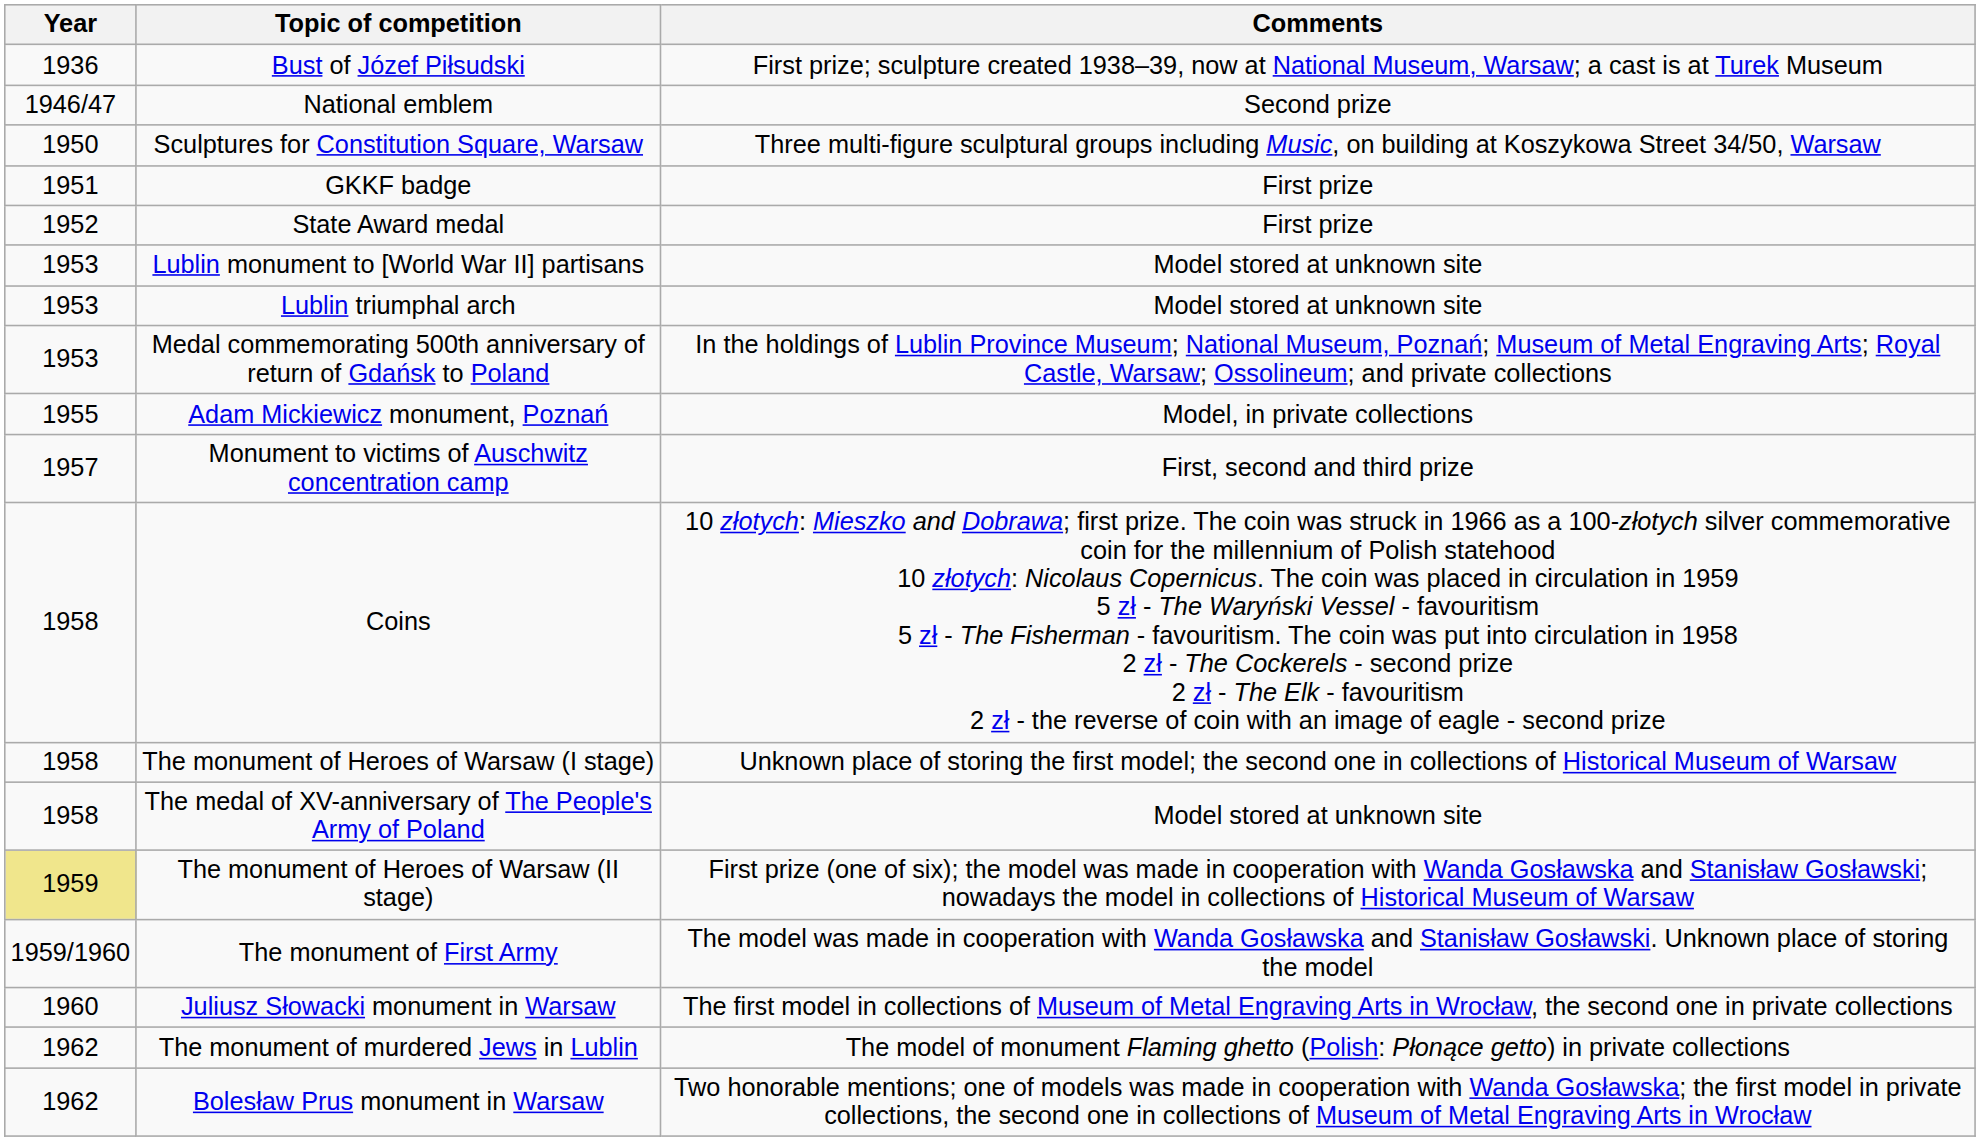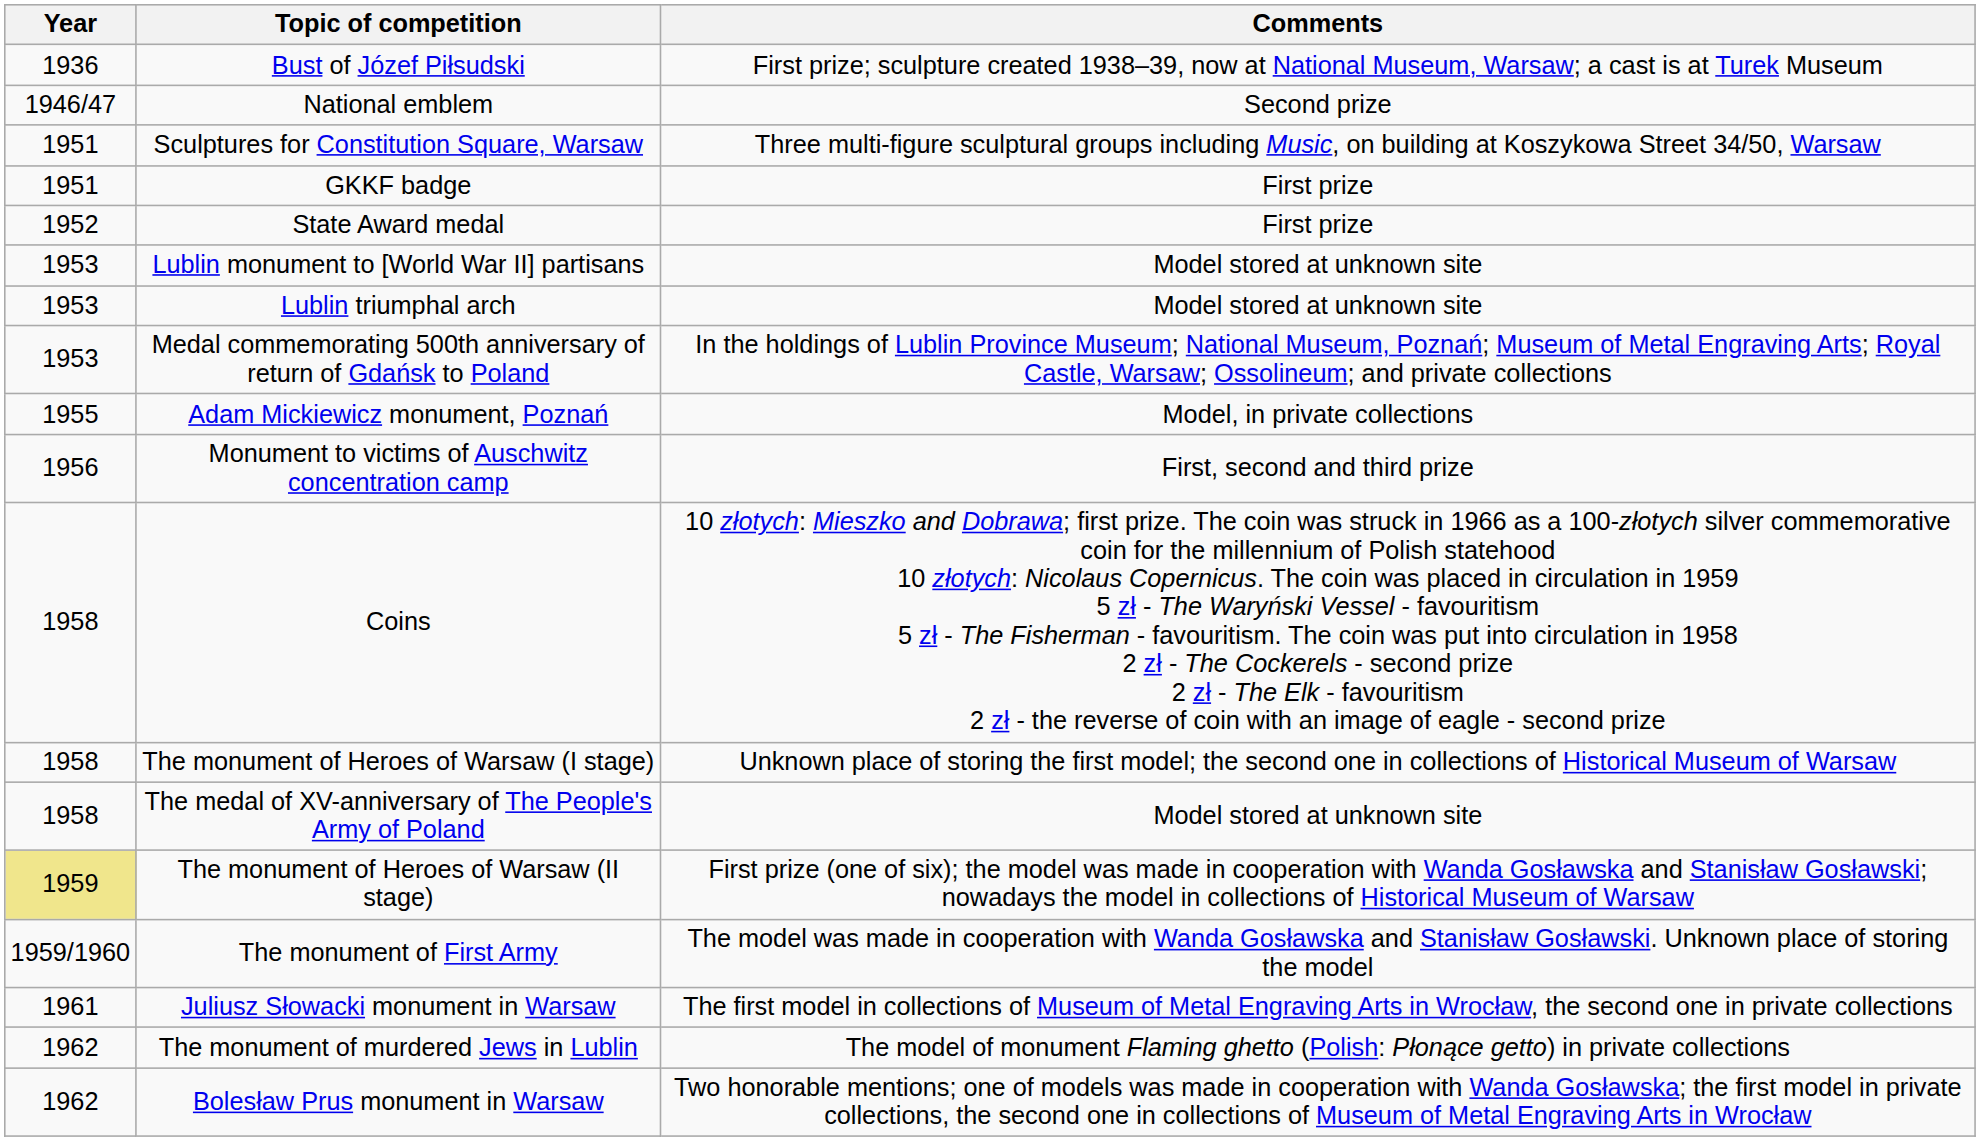(70, 144) 1950 -> (70, 144) 1951
(70, 468) 1957 -> (70, 468) 1956
(70, 1007) 1960 -> (70, 1007) 1961
